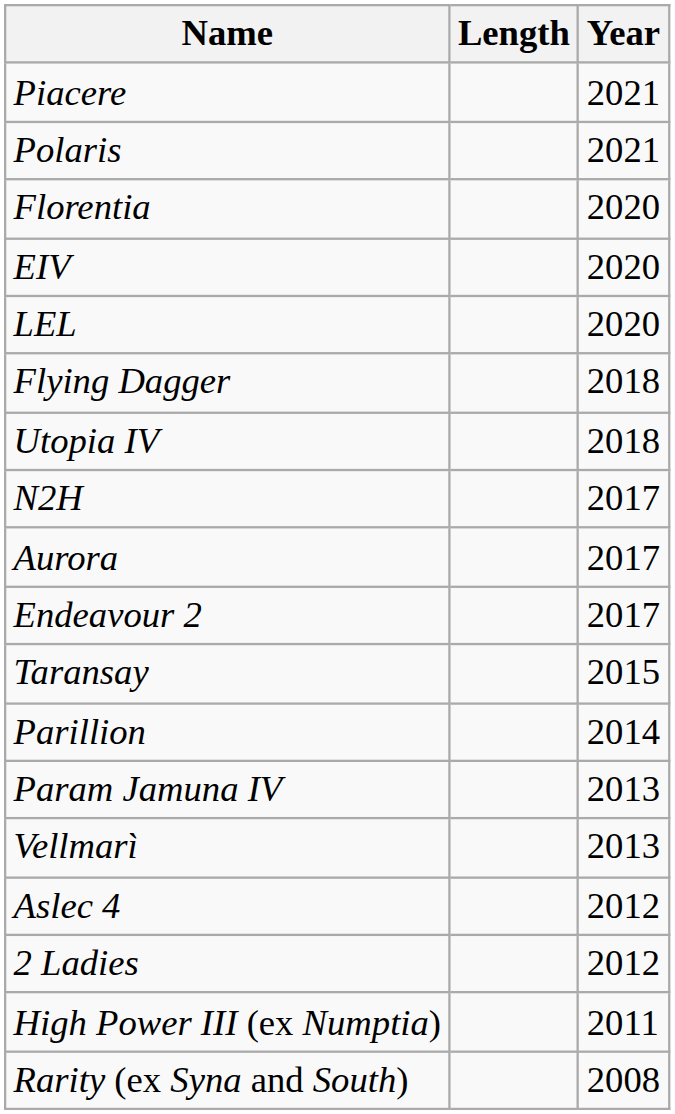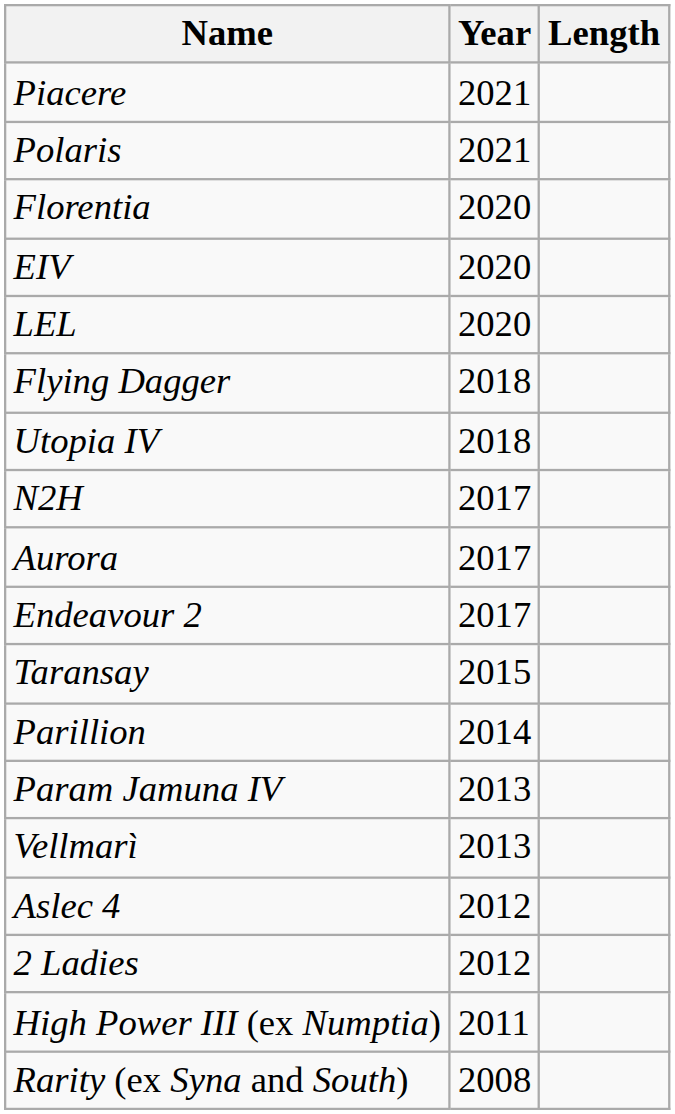columns swapped: (514, 33) <-> (623, 33)
